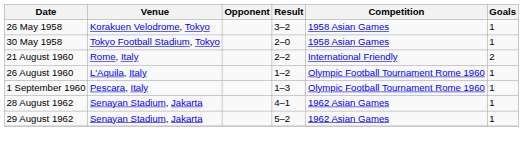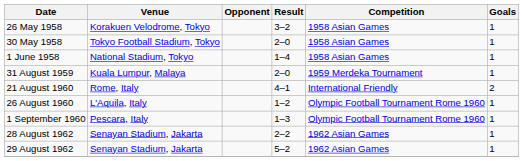+ row: (33, 57)
+ row: (40, 73)
(282, 57) 2–2 -> (282, 88) 4–1
(282, 103) 4–1 -> (282, 133) 2–2
